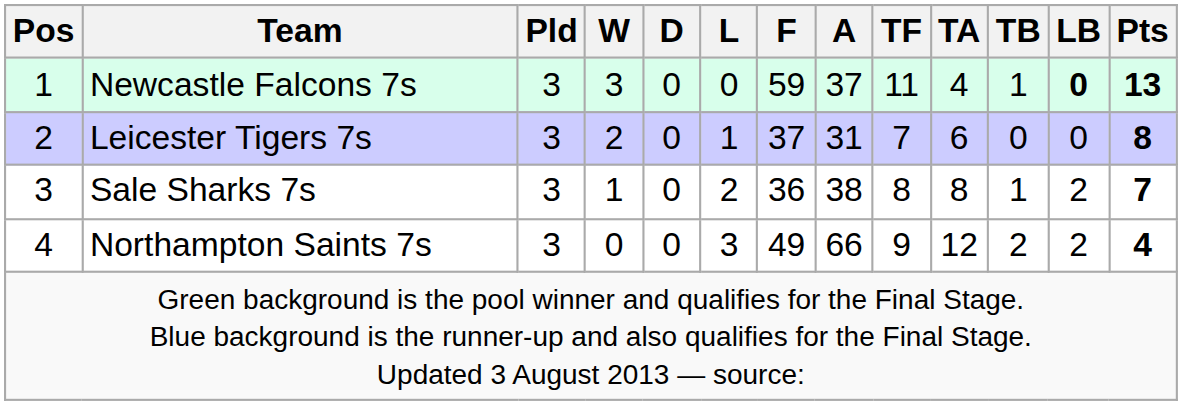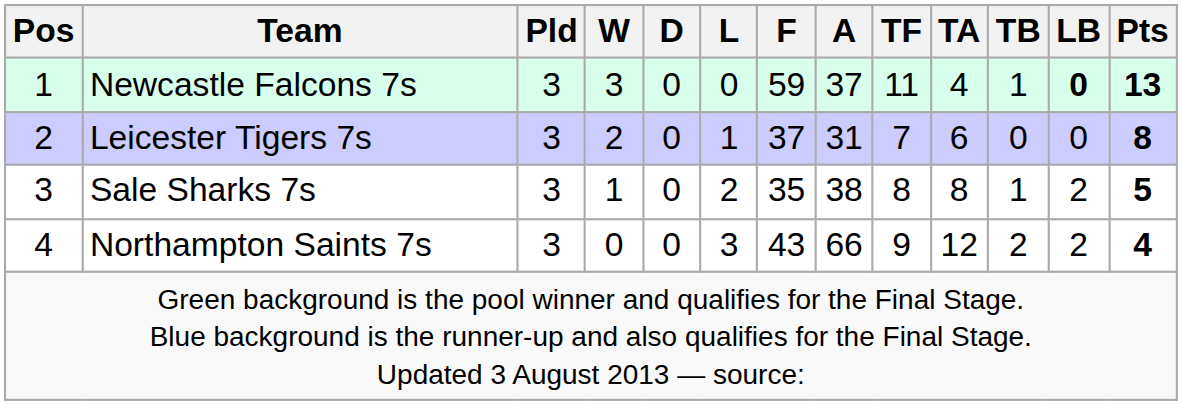(787, 191) 36 -> (787, 191) 35
(1143, 191) 7 -> (1143, 191) 5
(787, 244) 49 -> (787, 244) 43
